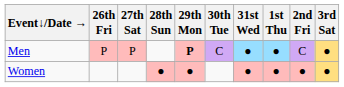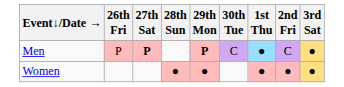- column: (248, 22)
(132, 51) normal -> (147, 51) bold
